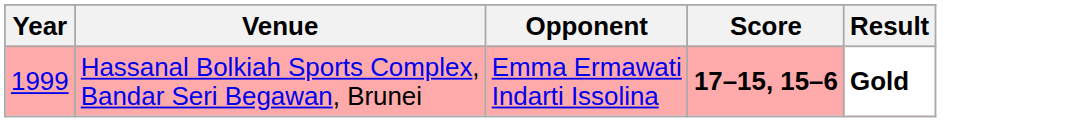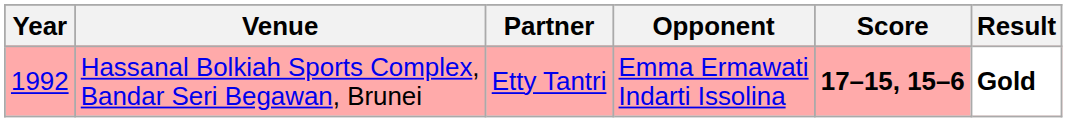+ column: (549, 26)
(40, 81) 1999 -> (40, 81) 1992
